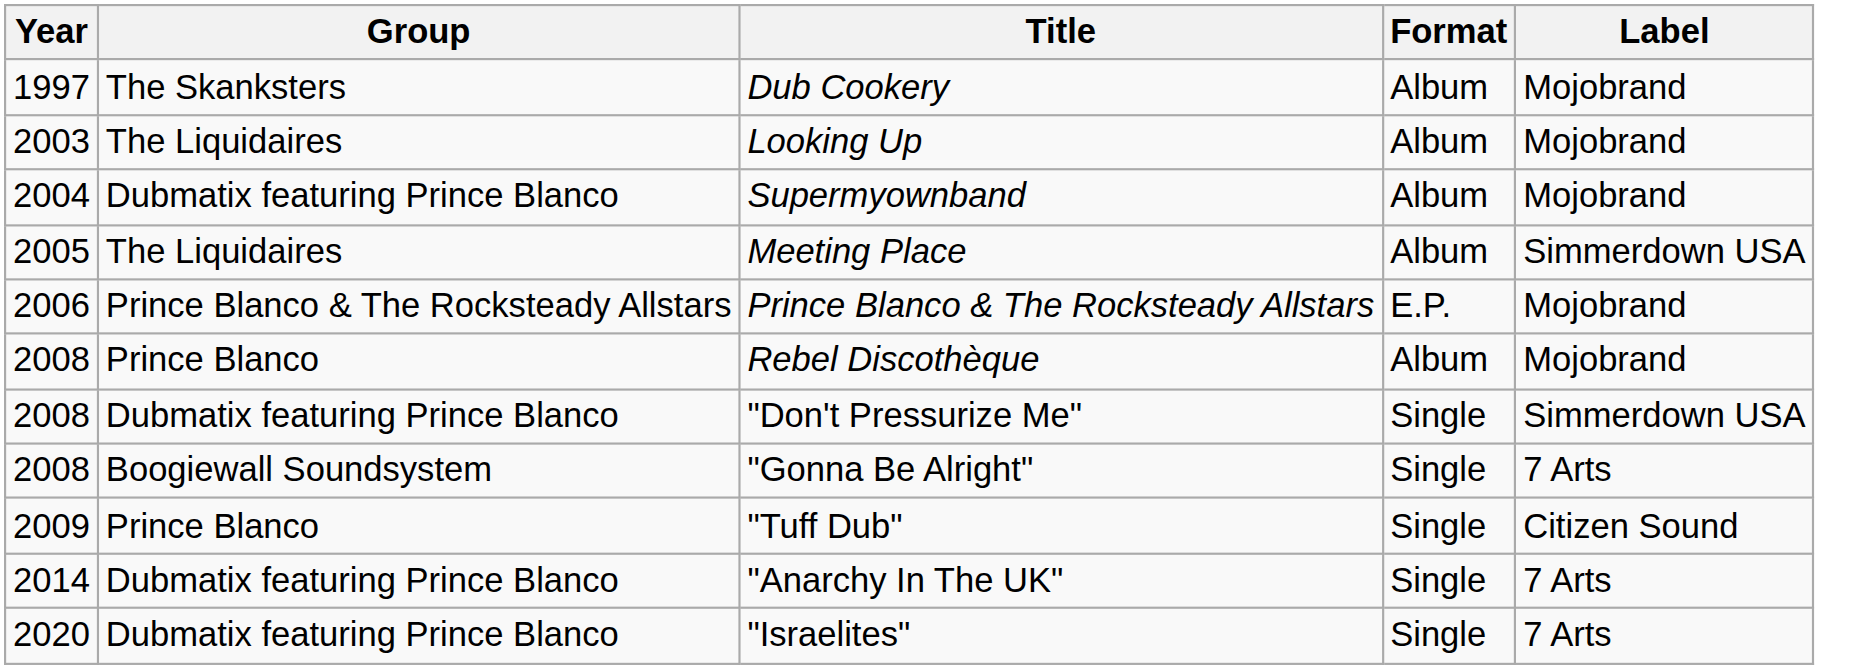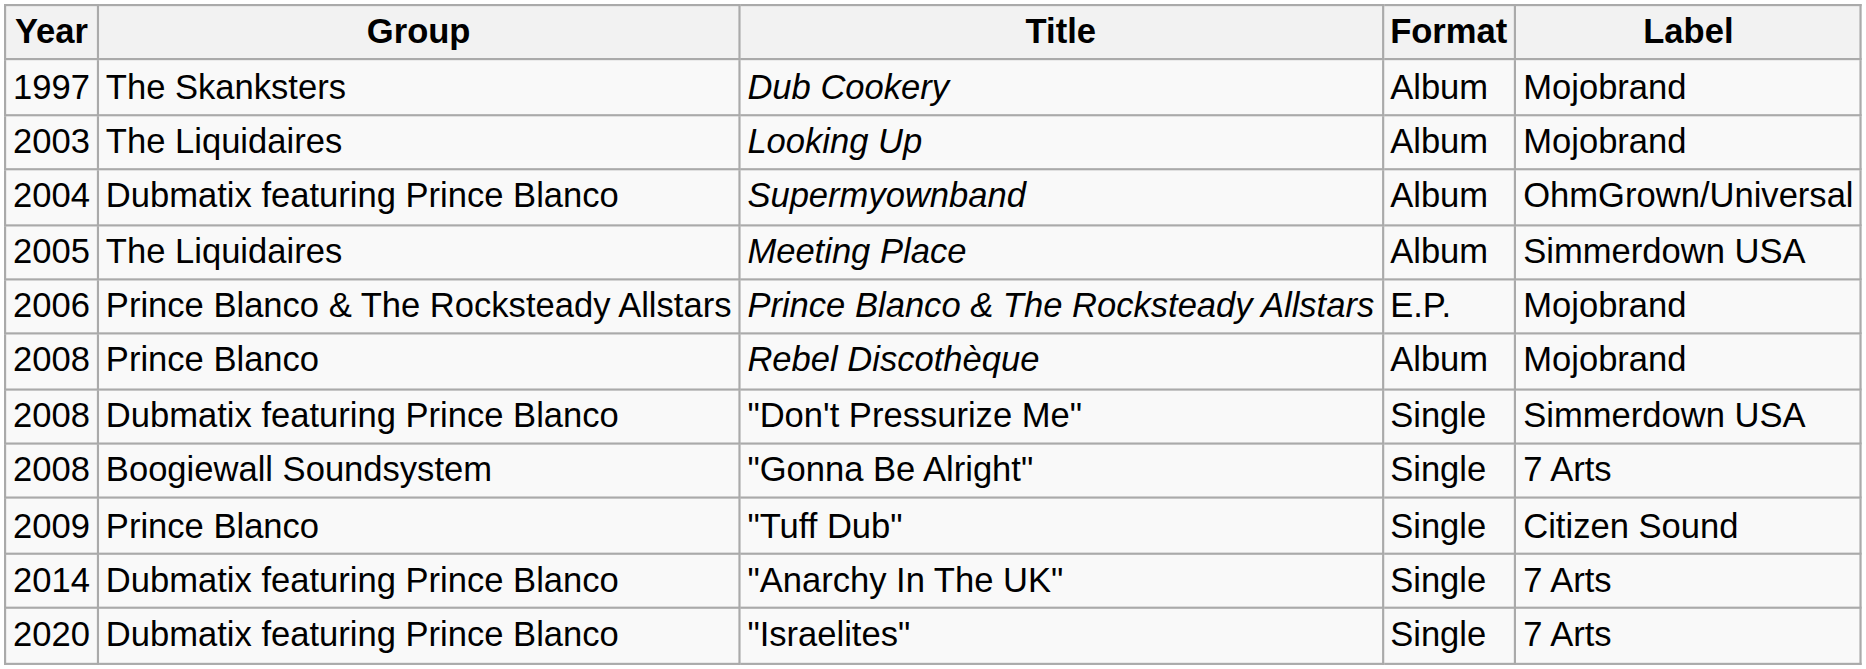(1605, 196) Mojobrand -> (1688, 196) OhmGrown/Universal
